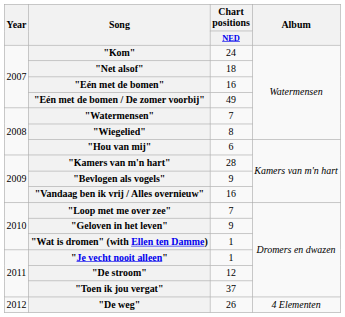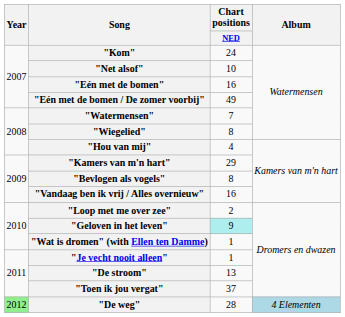(231, 68) 18 -> (231, 68) 10
(231, 147) 6 -> (231, 147) 4
(231, 163) 28 -> (231, 163) 29
(231, 179) 9 -> (231, 179) 8
(231, 210) 7 -> (231, 210) 2
(231, 226) no background -> (231, 226) paleturquoise background
(231, 273) 12 -> (231, 273) 13
(17, 304) no background -> (17, 304) lightgreen background
(231, 304) 26 -> (231, 304) 28
(296, 304) no background -> (296, 304) lightblue background
